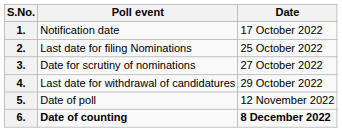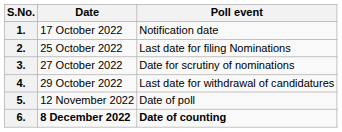columns swapped: (138, 13) <-> (287, 13)
